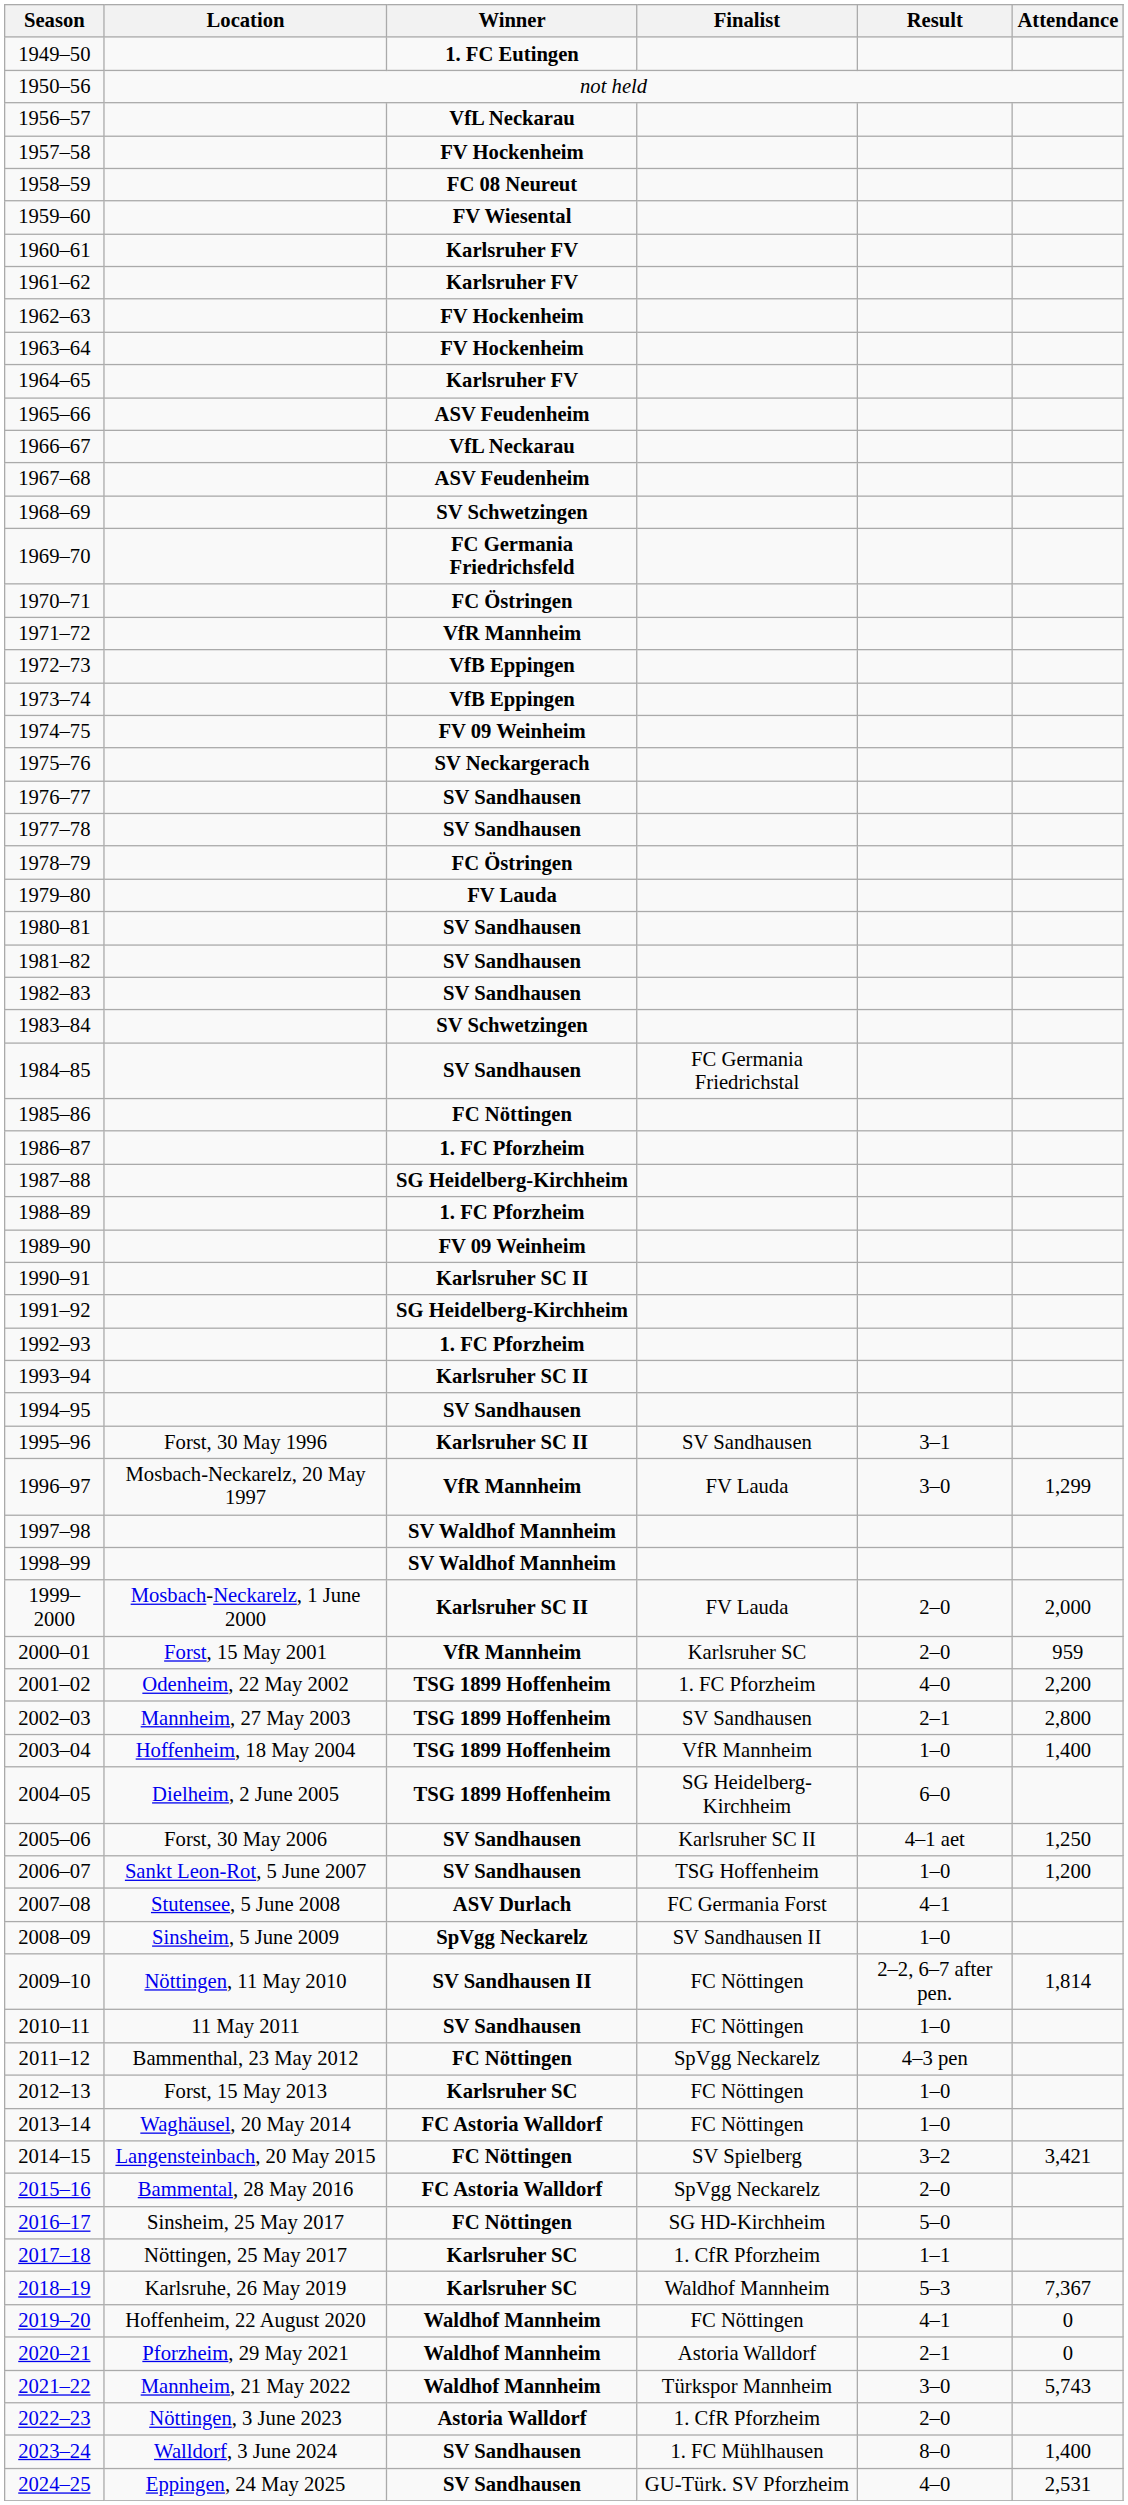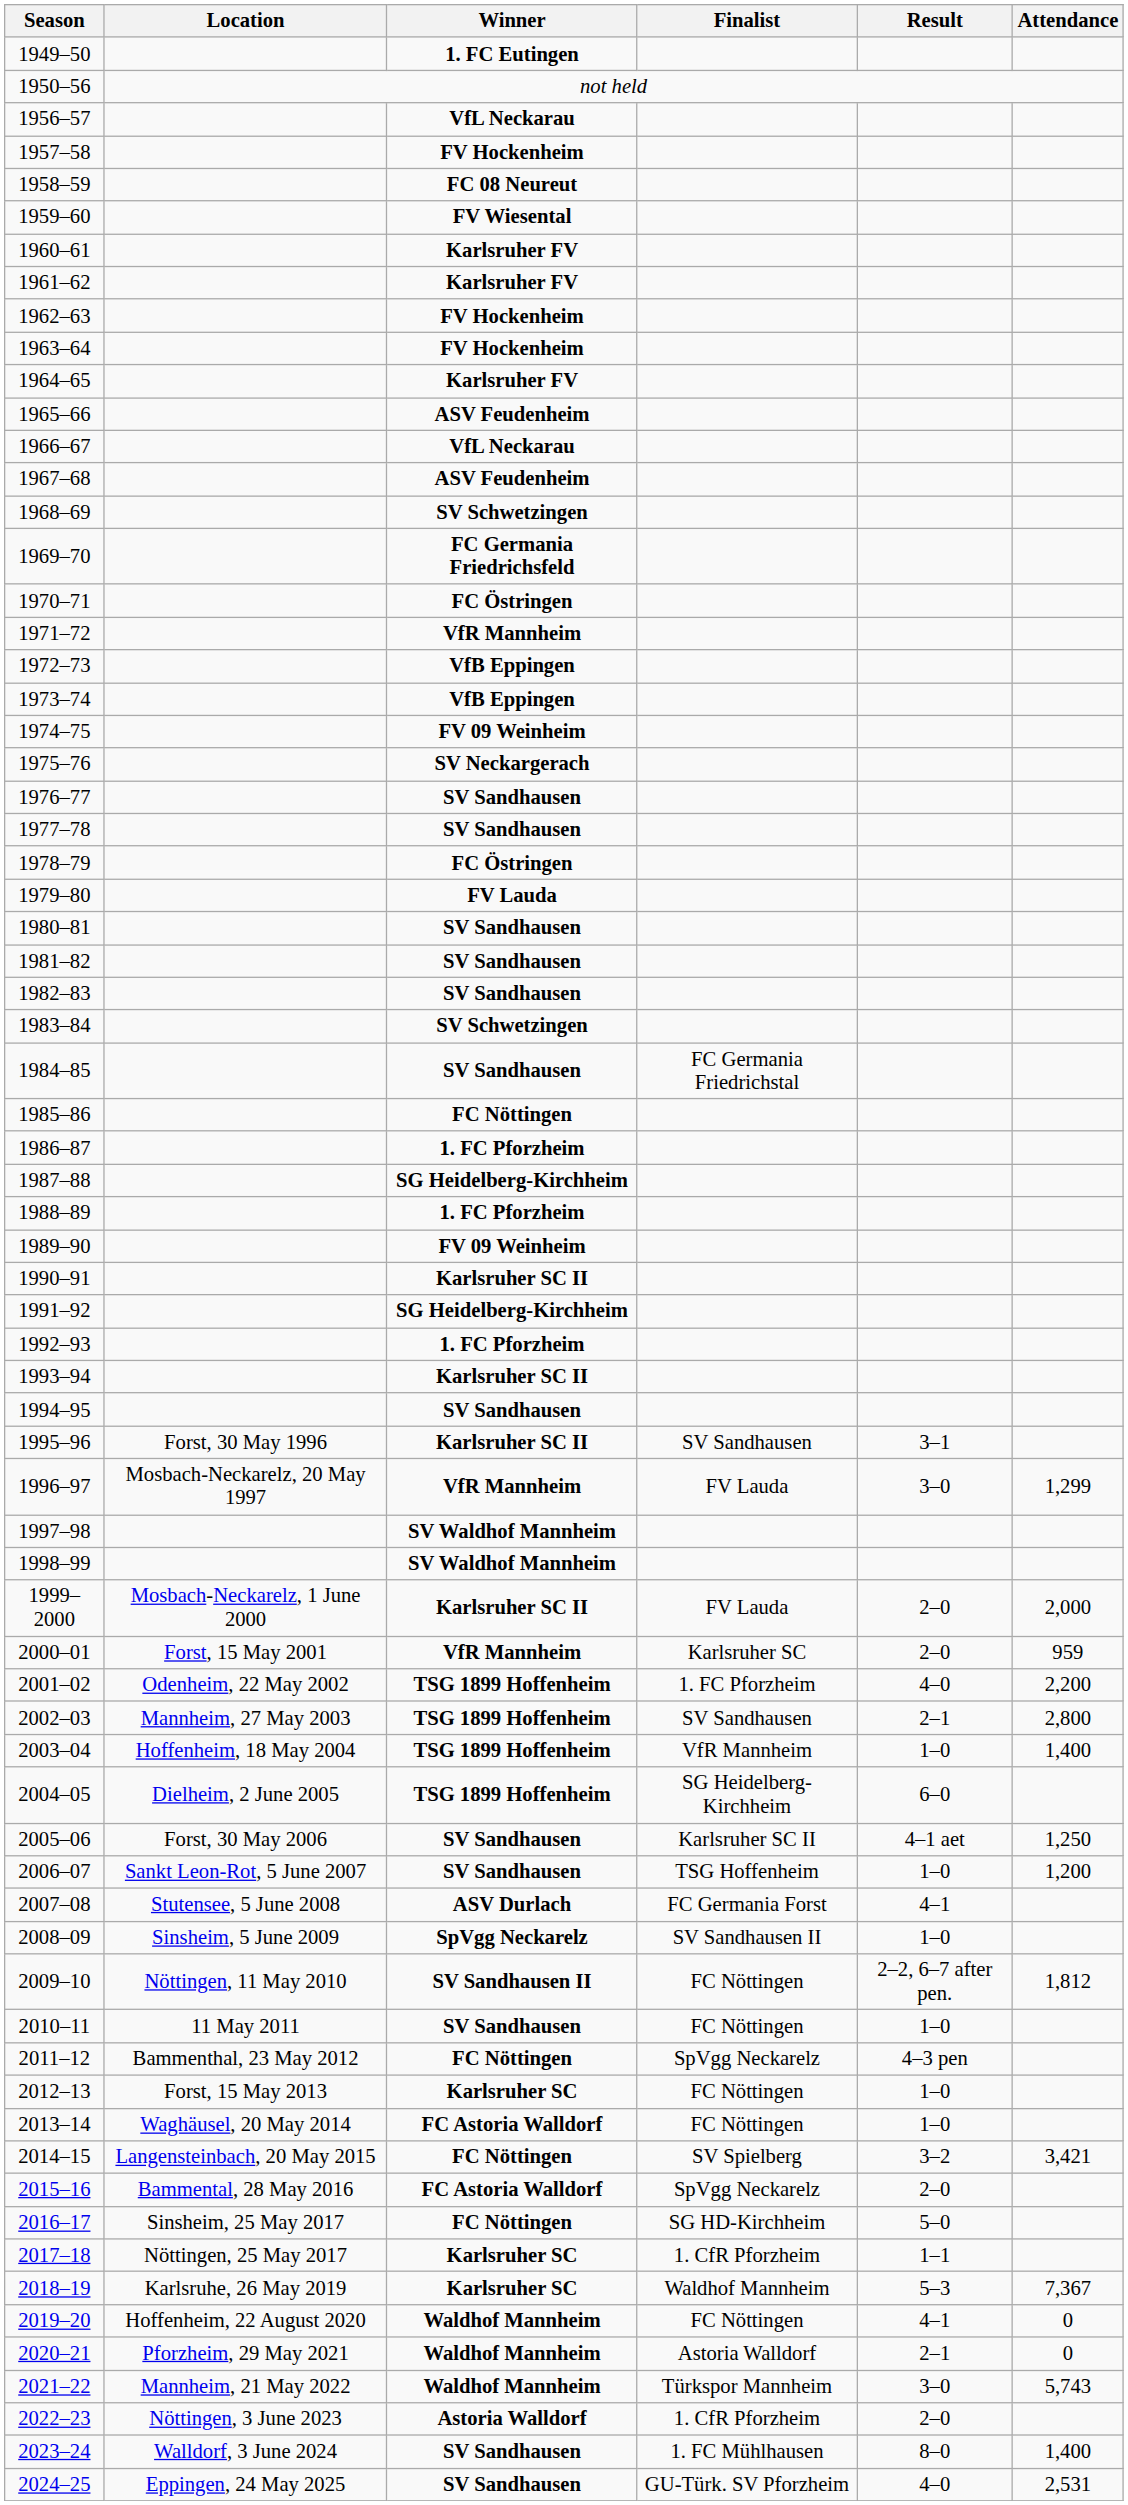(1068, 1981) 1,814 -> (1068, 1981) 1,812
